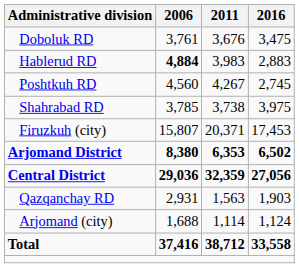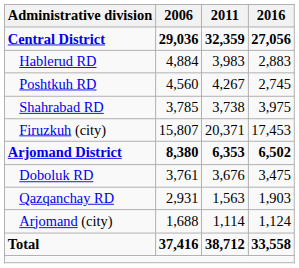rows swapped: (56, 175) <-> (56, 38)
(182, 61) bold -> (182, 61) normal
